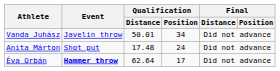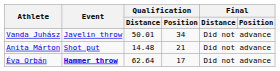(143, 47) 17.48 -> (143, 47) 14.48
(181, 47) 24 -> (181, 47) 21
